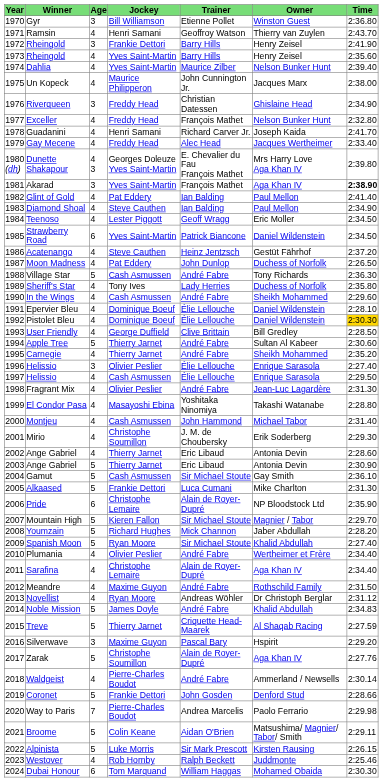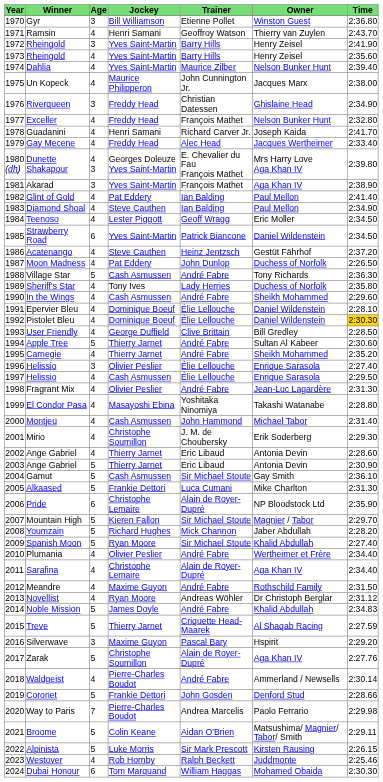(137, 44) Frankie Dettori -> (143, 44) Yves Saint-Martin
(363, 185) bold -> (363, 185) normal
